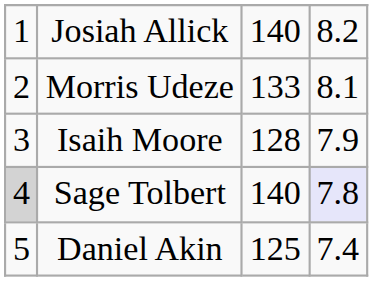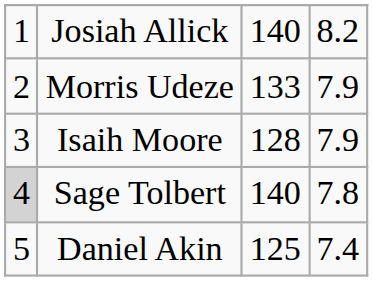(338, 85) 8.1 -> (338, 85) 7.9
(338, 193) lavender background -> (338, 193) no background
